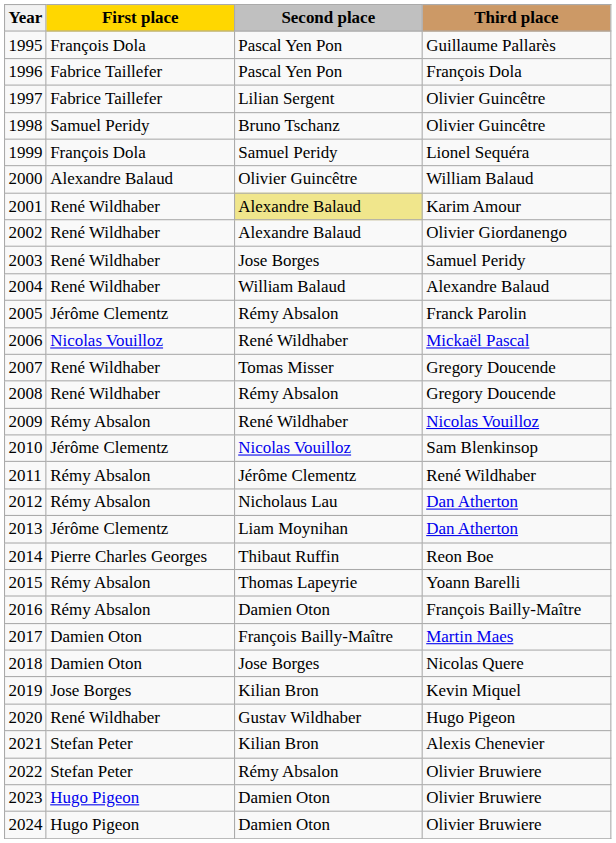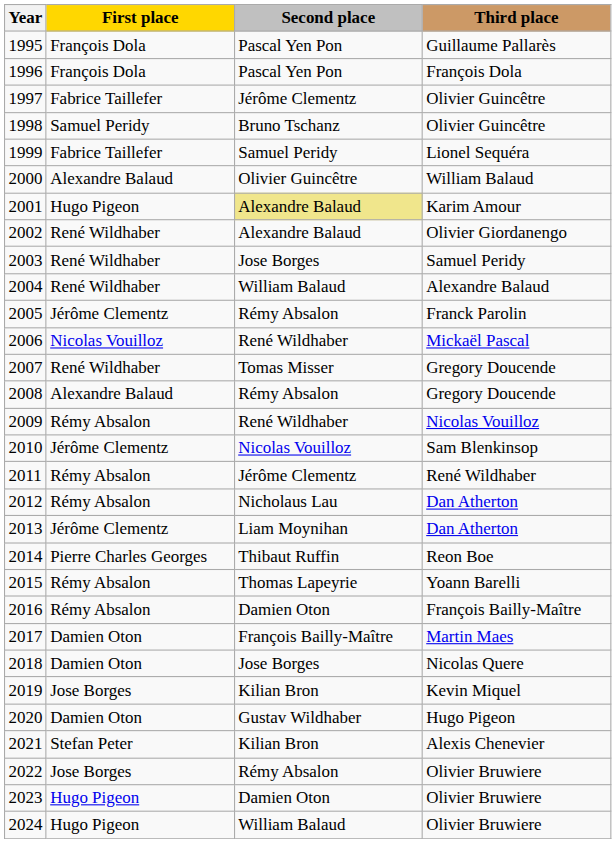(106, 71) Fabrice Taillefer -> (98, 71) François Dola
(286, 98) Lilian Sergent -> (297, 98) Jérôme Clementz
(98, 152) François Dola -> (106, 152) Fabrice Taillefer
(105, 206) René Wildhaber -> (95, 206) Hugo Pigeon
(105, 394) René Wildhaber -> (112, 394) Alexandre Balaud
(105, 717) René Wildhaber -> (96, 717) Damien Oton
(91, 771) Stefan Peter -> (91, 771) Jose Borges
(284, 824) Damien Oton -> (292, 824) William Balaud
